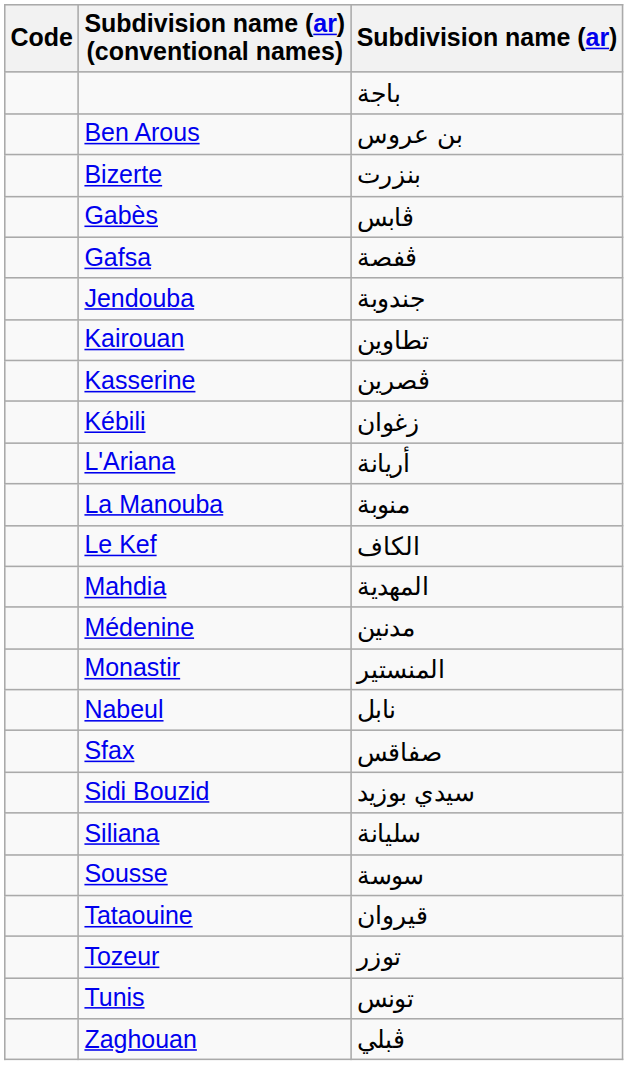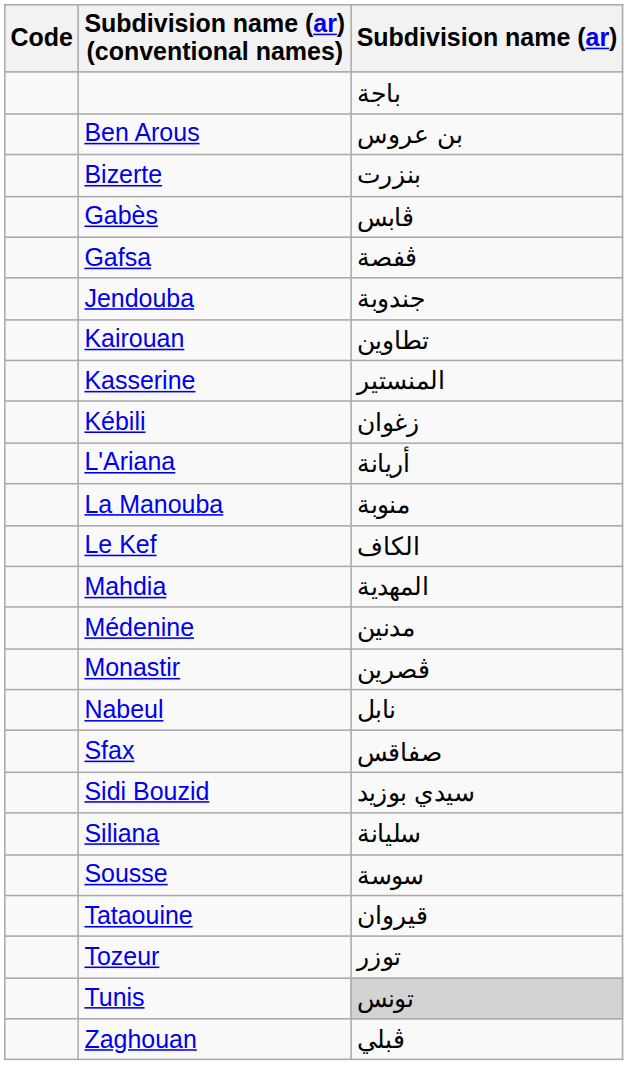(393, 381) ڨصرين -> (400, 381) المنستير
(400, 669) المنستير -> (393, 669) ڨصرين
(385, 998) no background -> (385, 998) lightgrey background
